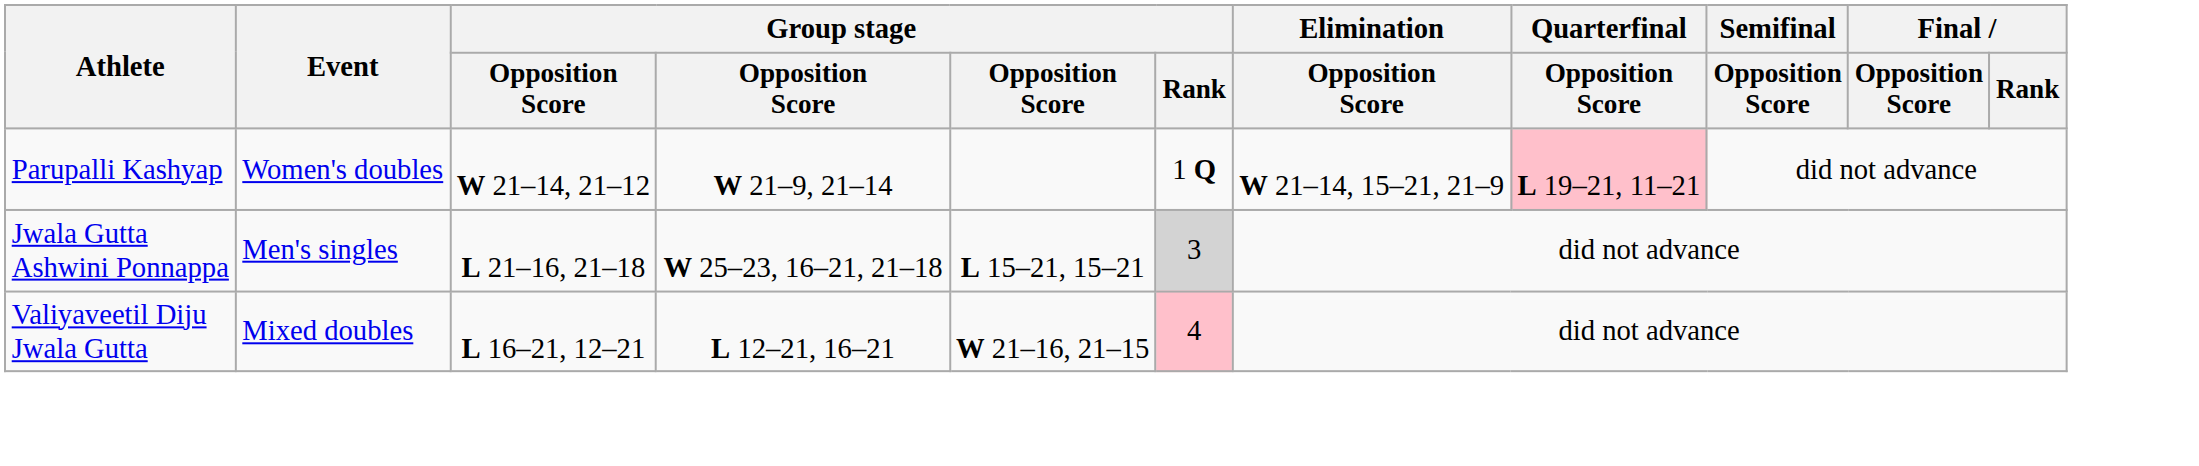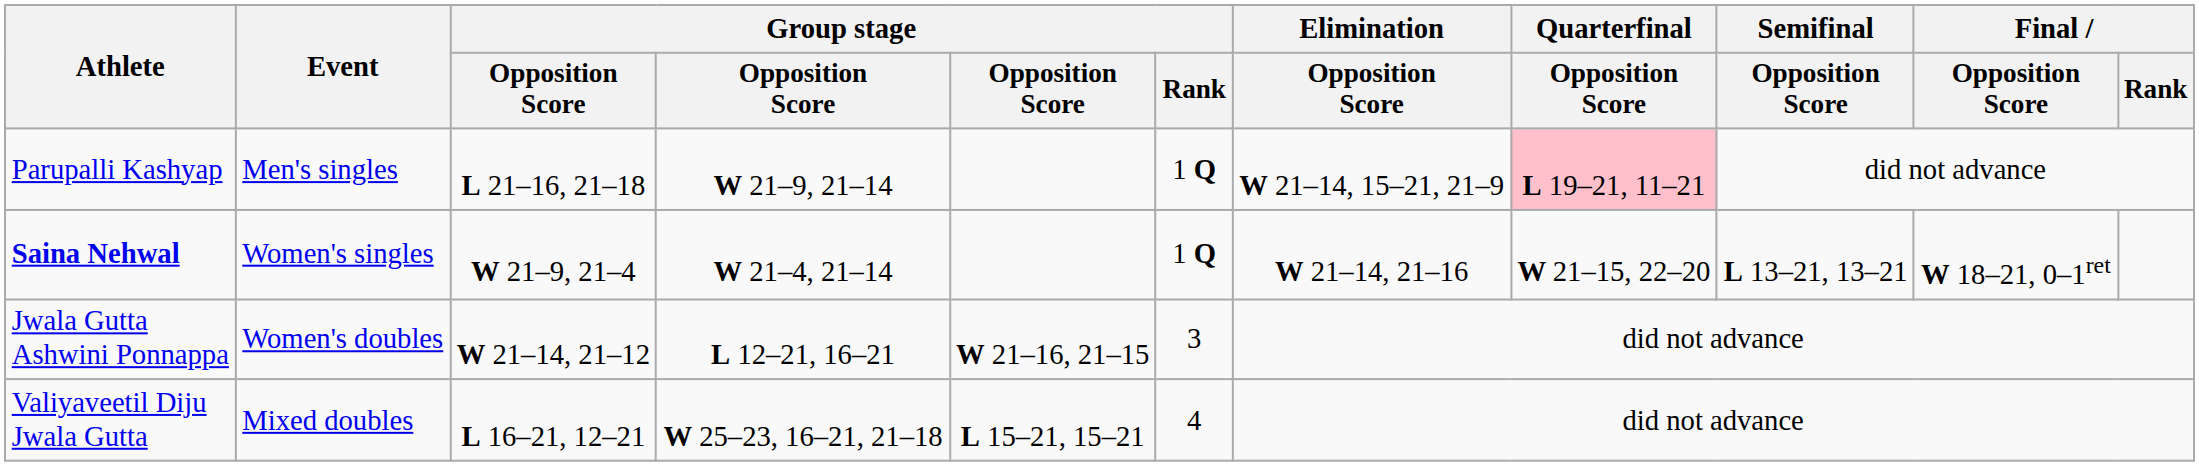(343, 169) Women's doubles -> (320, 169) Men's singles
(553, 186) W 21–14, 21–12 -> (553, 186) L 21–16, 21–18
+ row: (96, 254)
(320, 250) Men's singles -> (343, 338) Women's doubles
(553, 267) L 21–16, 21–18 -> (553, 355) W 21–14, 21–12
(803, 267) W 25–23, 16–21, 21–18 -> (803, 355) L 12–21, 16–21
(1053, 267) L 15–21, 15–21 -> (1053, 355) W 21–16, 21–15
(1194, 250) lightgrey background -> (1194, 338) no background
(803, 348) L 12–21, 16–21 -> (803, 437) W 25–23, 16–21, 21–18
(1053, 348) W 21–16, 21–15 -> (1053, 437) L 15–21, 15–21
(1194, 331) pink background -> (1194, 420) no background
